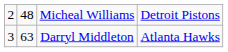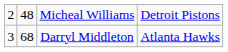(27, 36) 63 -> (27, 36) 68
